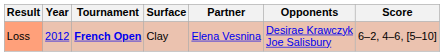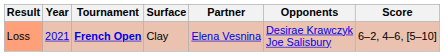(57, 36) 2012 -> (57, 36) 2021
